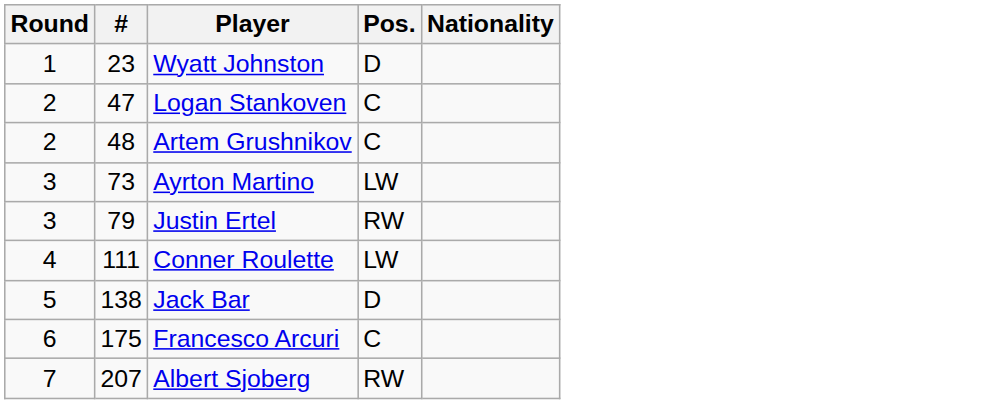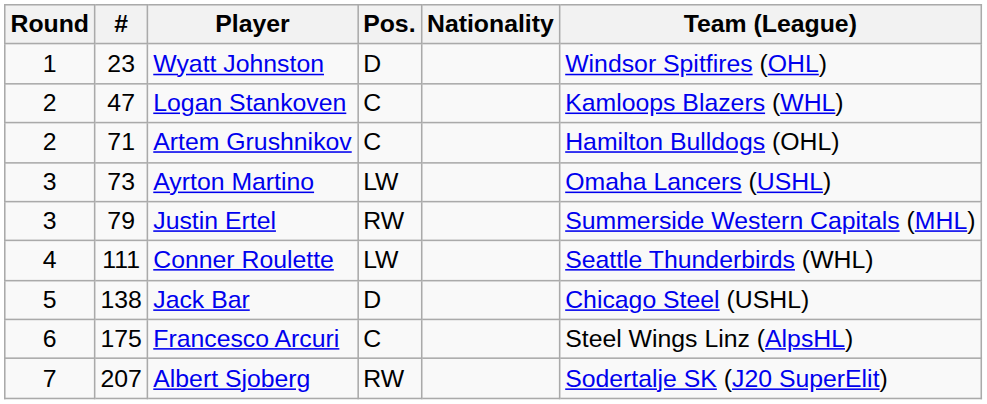+ column: (770, 24)
(121, 142) 48 -> (121, 142) 71
